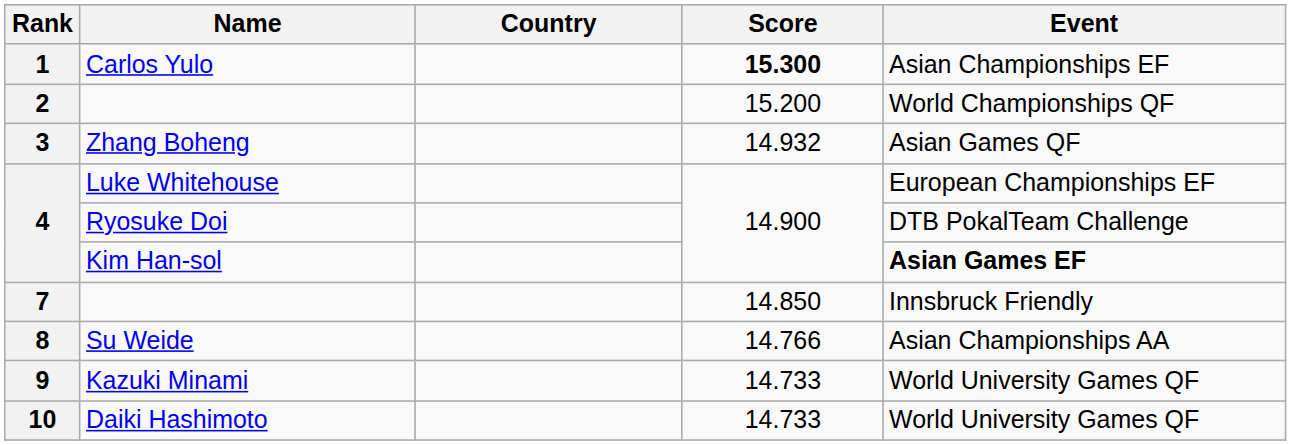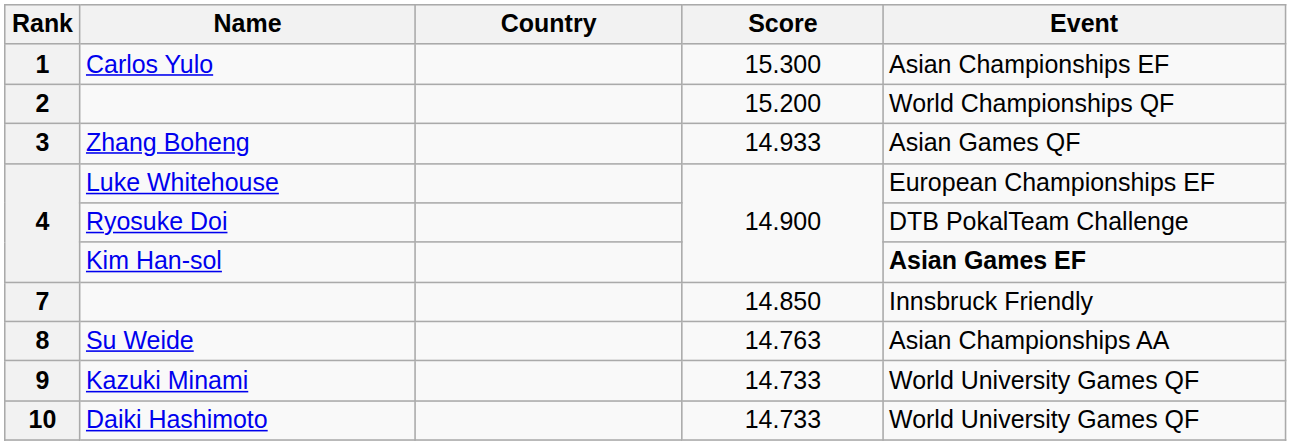(783, 63) bold -> (783, 63) normal
(783, 143) 14.932 -> (783, 143) 14.933
(783, 340) 14.766 -> (783, 340) 14.763
